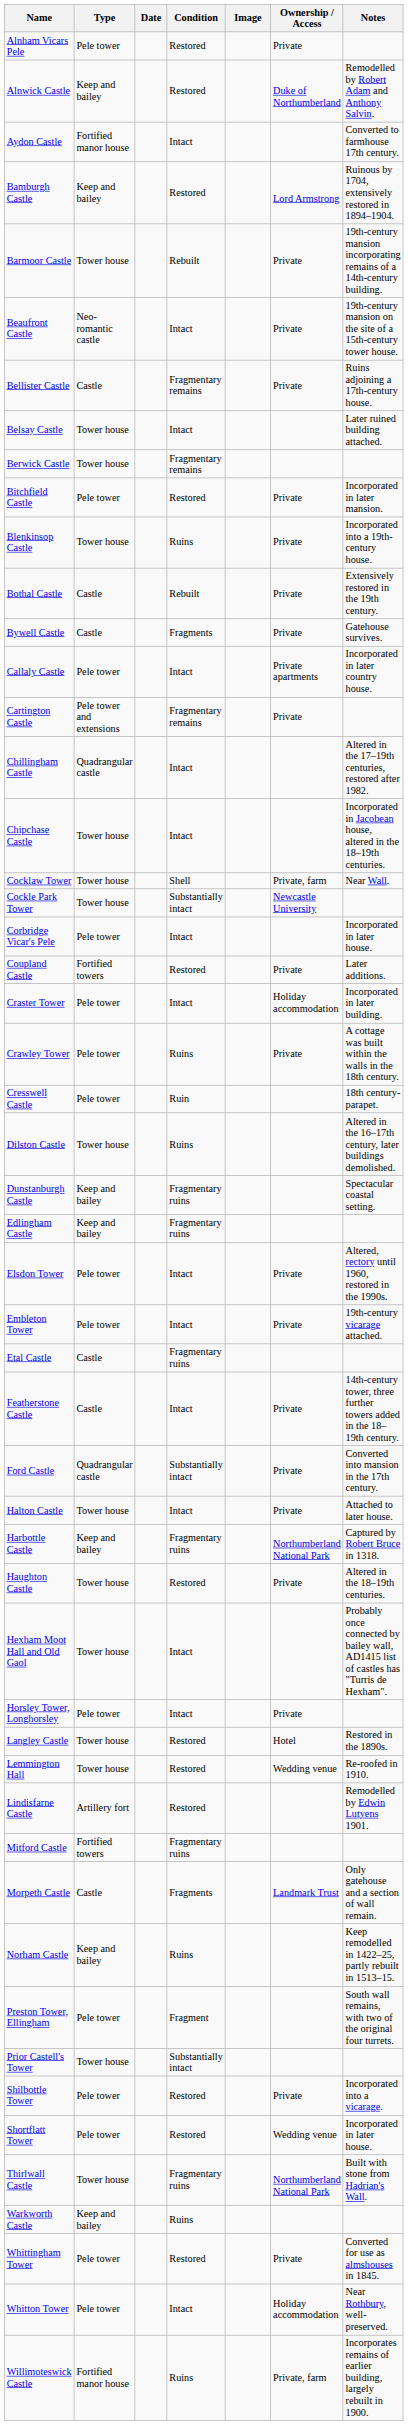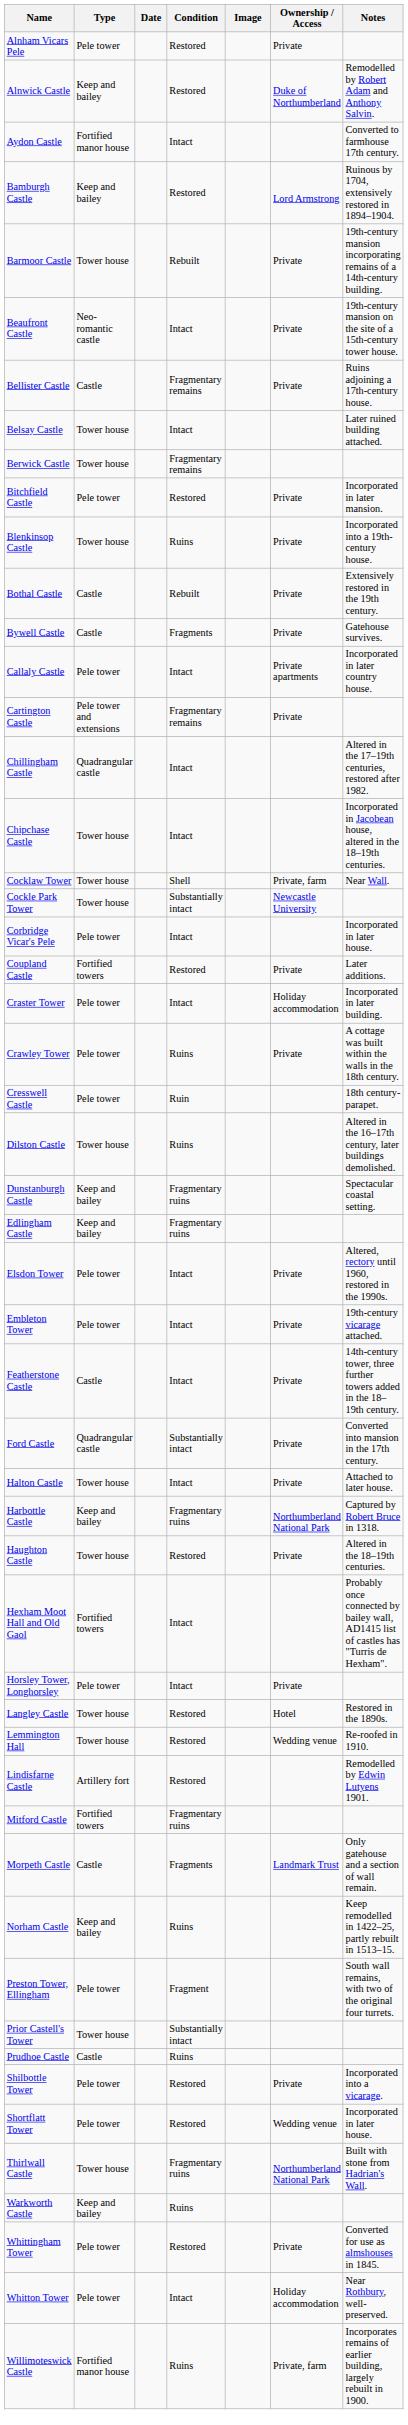- row: (29, 1358)
(103, 1651) Tower house -> (94, 1623) Fortified towers
+ row: (38, 2056)
